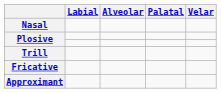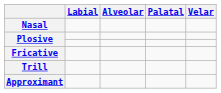rows swapped: (35, 67) <-> (35, 53)
